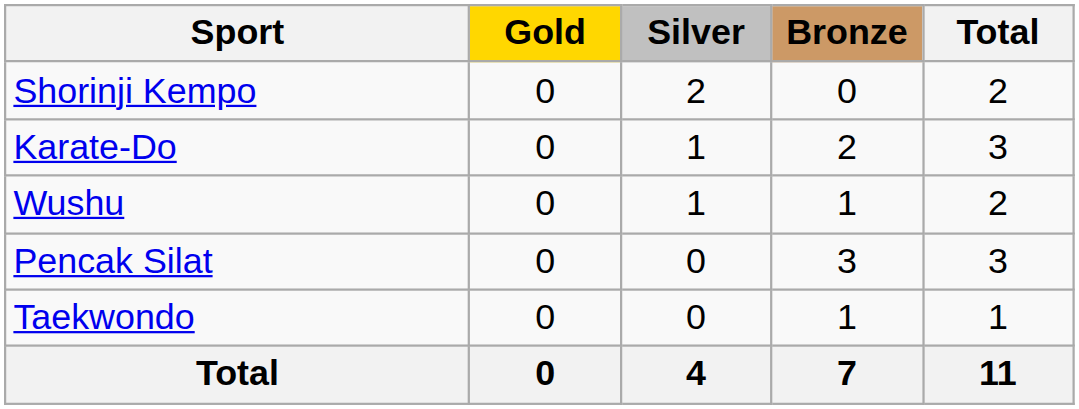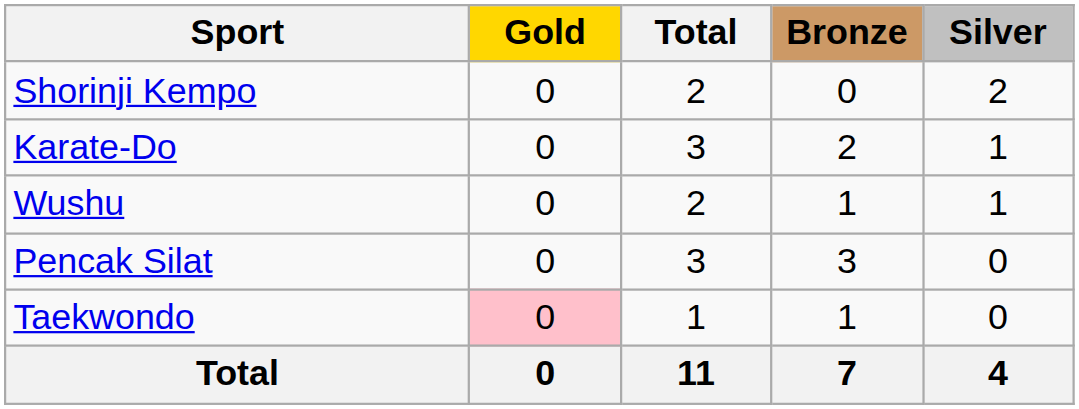columns swapped: (696, 32) <-> (998, 32)
(545, 317) no background -> (545, 317) pink background
